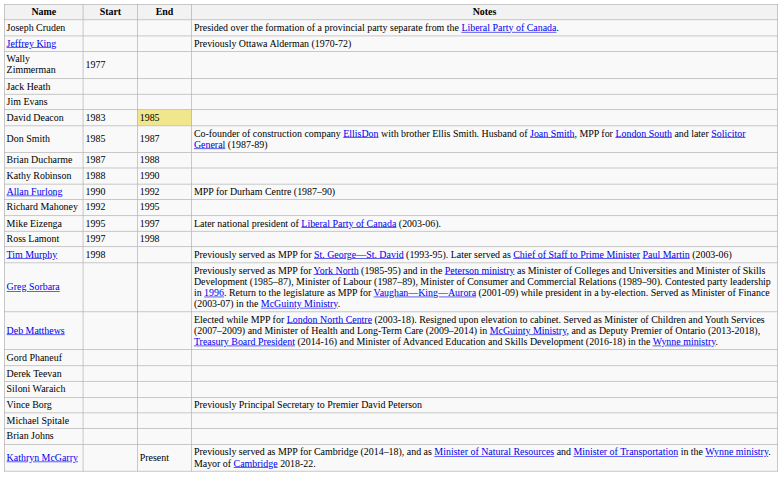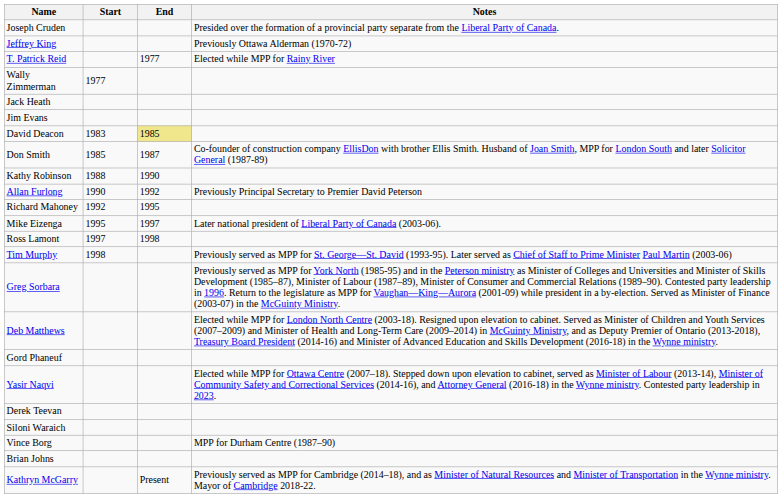+ row: (36, 59)
- row: (40, 160)
(265, 192) MPP for Durham Centre (1987–90) -> (308, 192) Previously Principal Secretary to Premier David Peterson
+ row: (30, 384)
(308, 405) Previously Principal Secretary to Premier David Peterson -> (265, 443) MPP for Durham Centre (1987–90)
- row: (38, 420)
